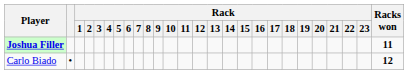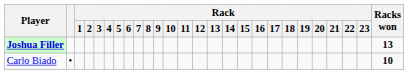(388, 45) 11 -> (388, 45) 13
(388, 61) 12 -> (388, 61) 10
